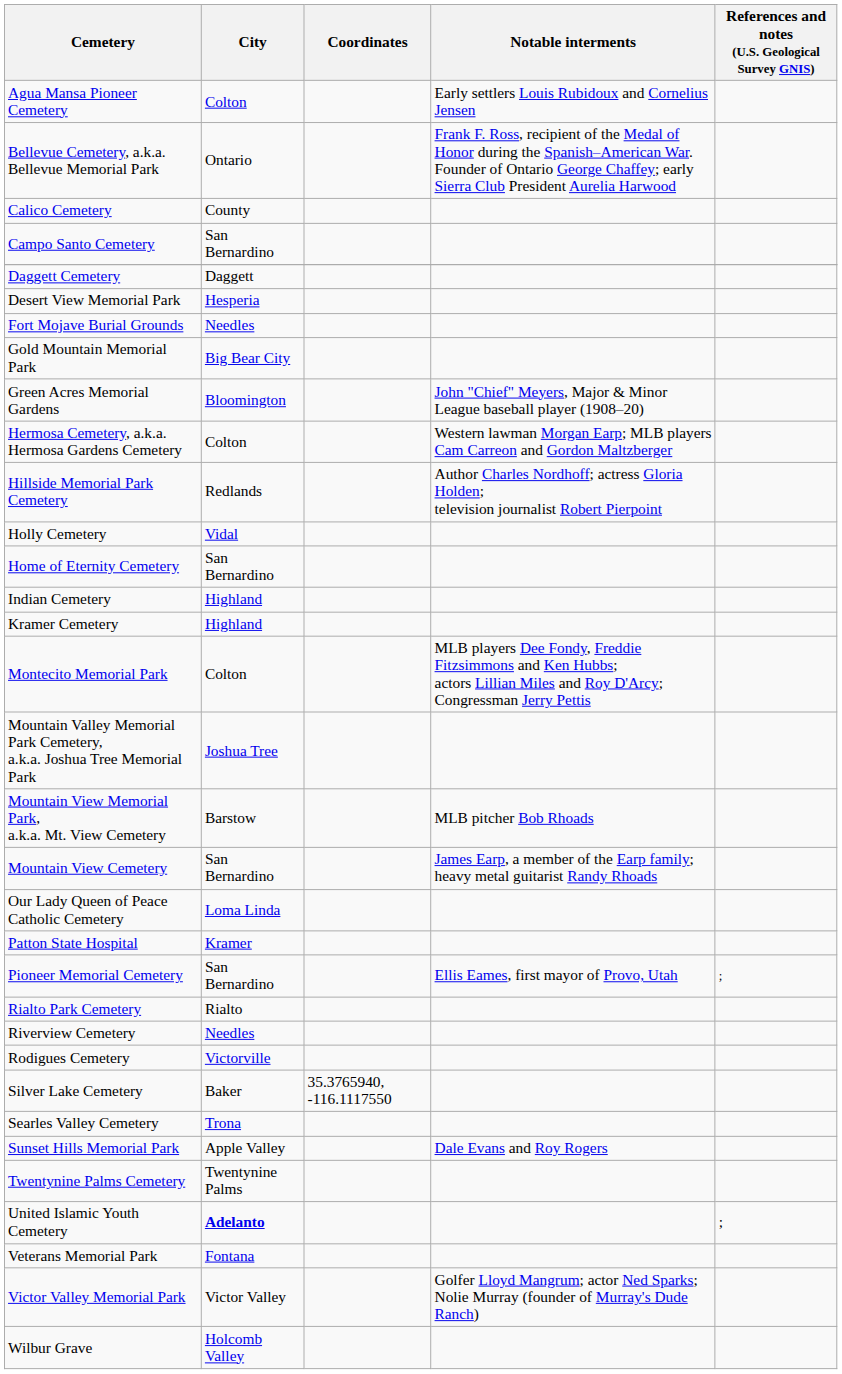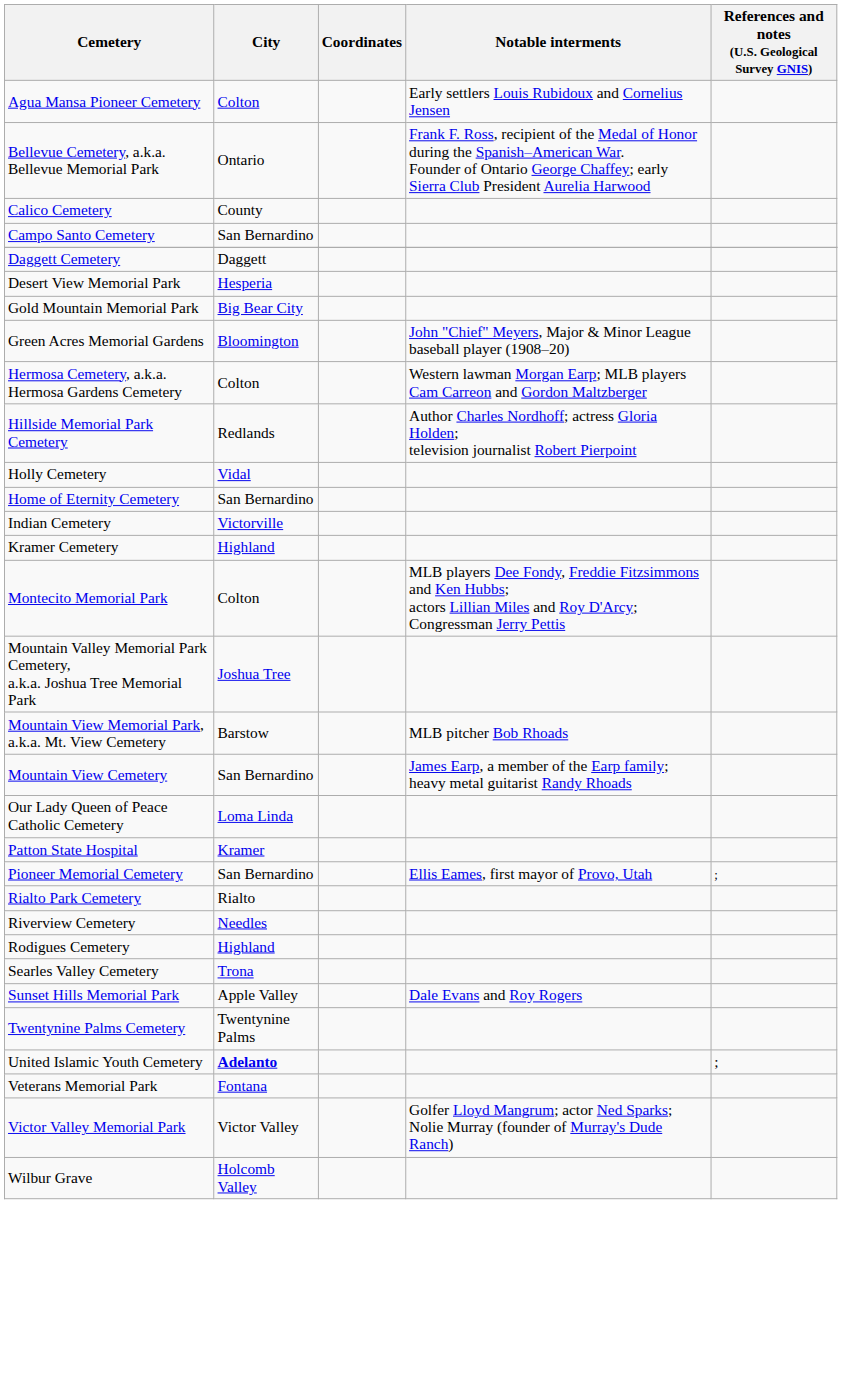- row: (96, 325)
(233, 599) Highland -> (250, 523) Victorville
(238, 1057) Victorville -> (246, 946) Highland
- row: (75, 1090)
